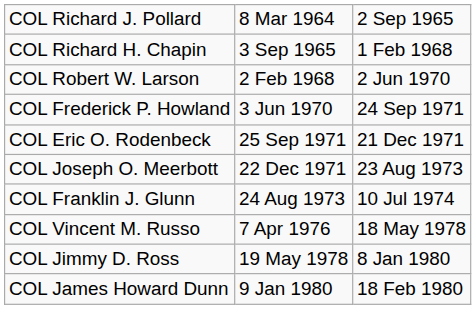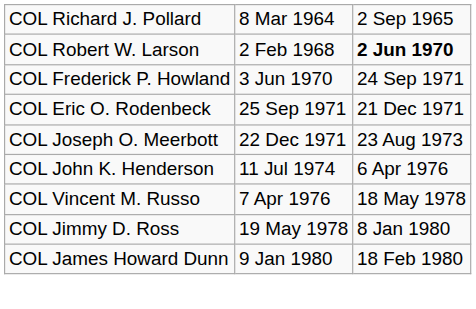- row: (108, 49)
(404, 79) normal -> (405, 49) bold
- row: (102, 199)
+ row: (111, 169)
